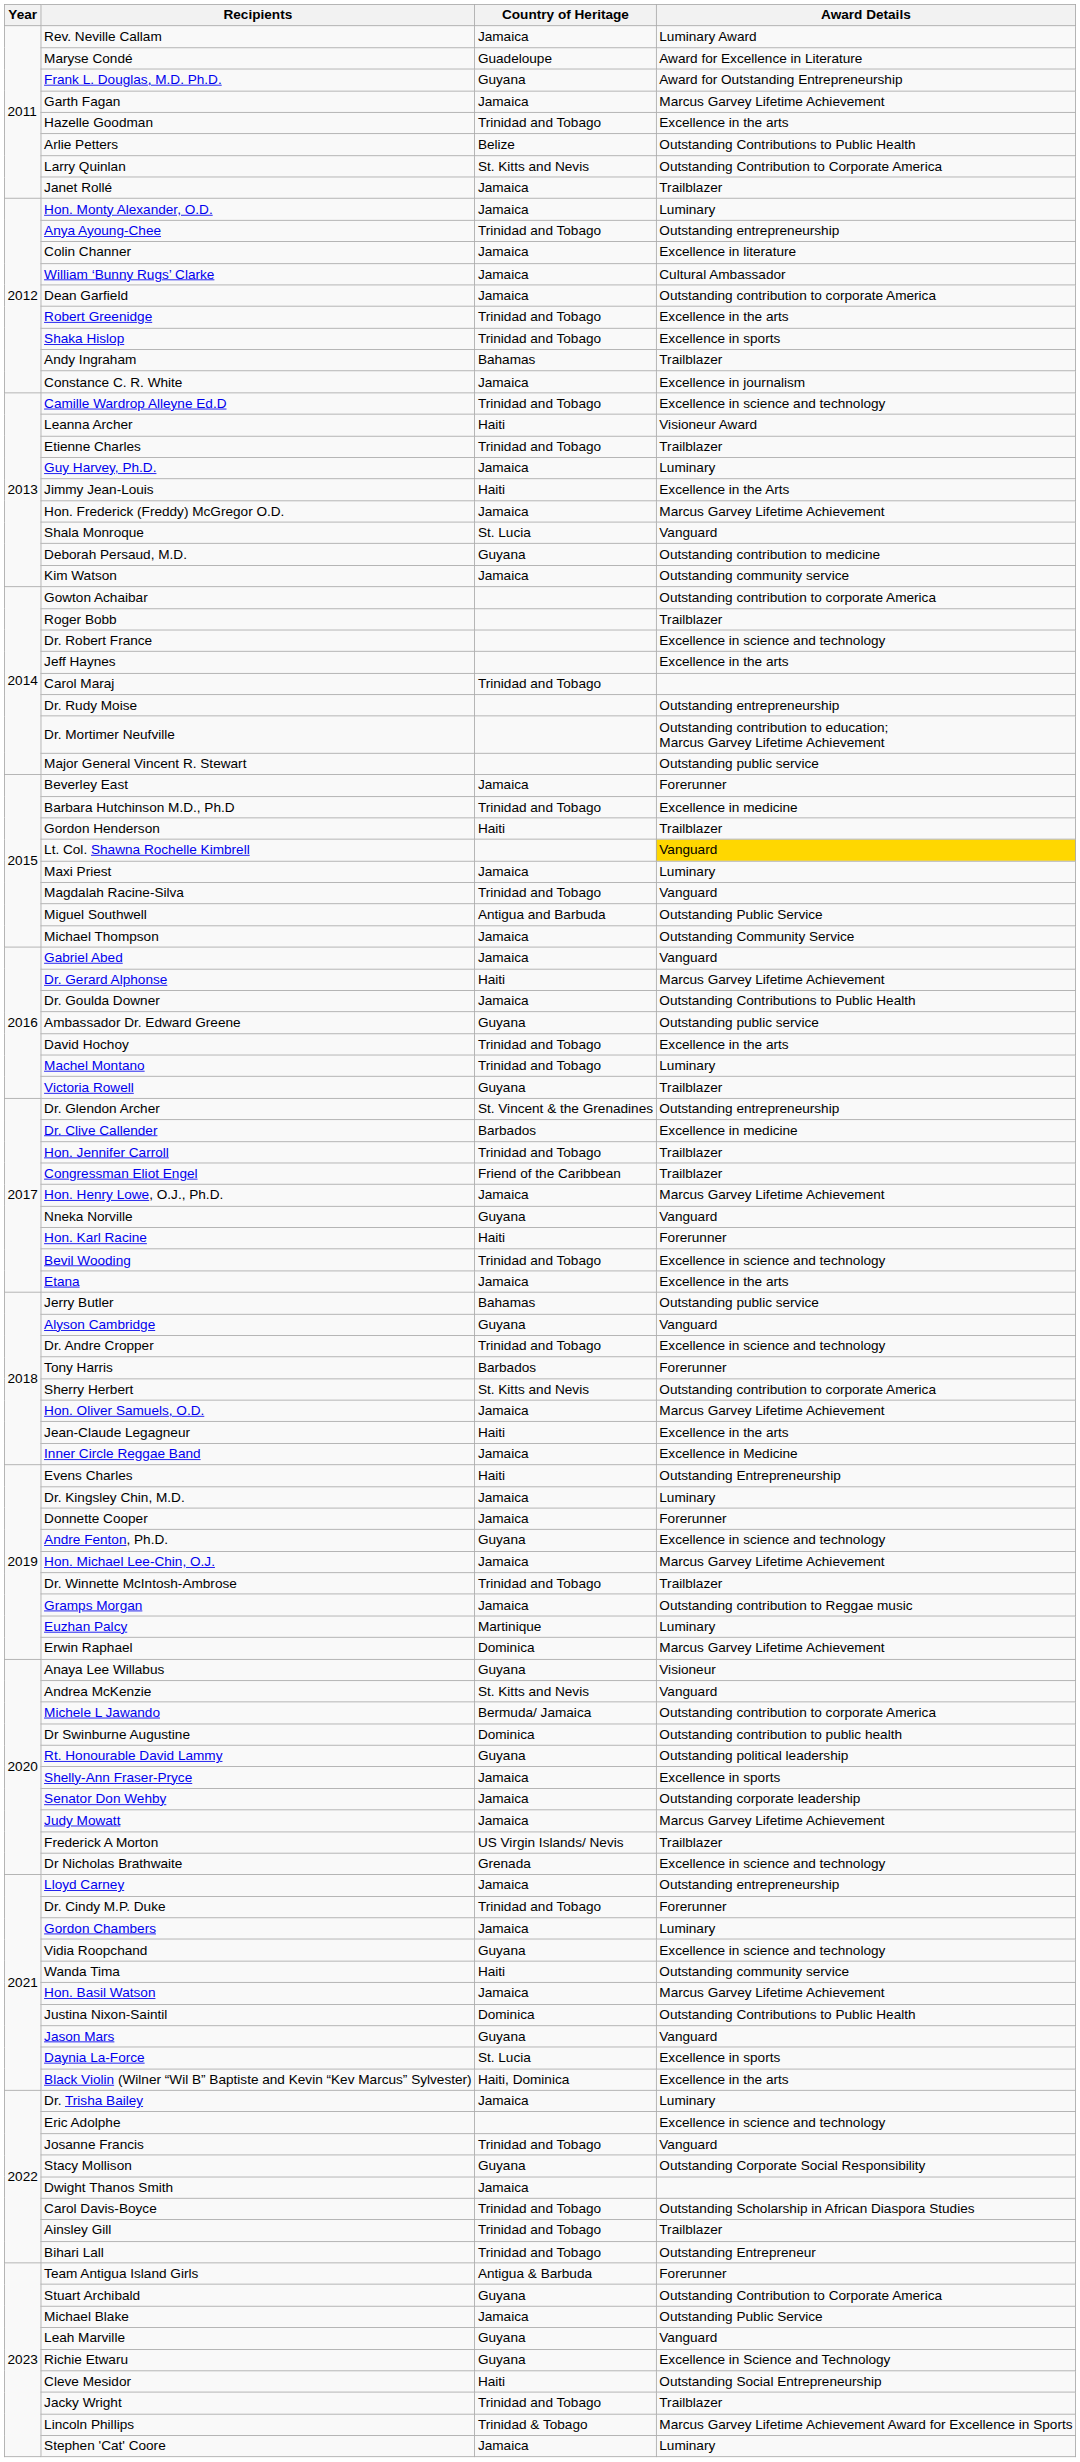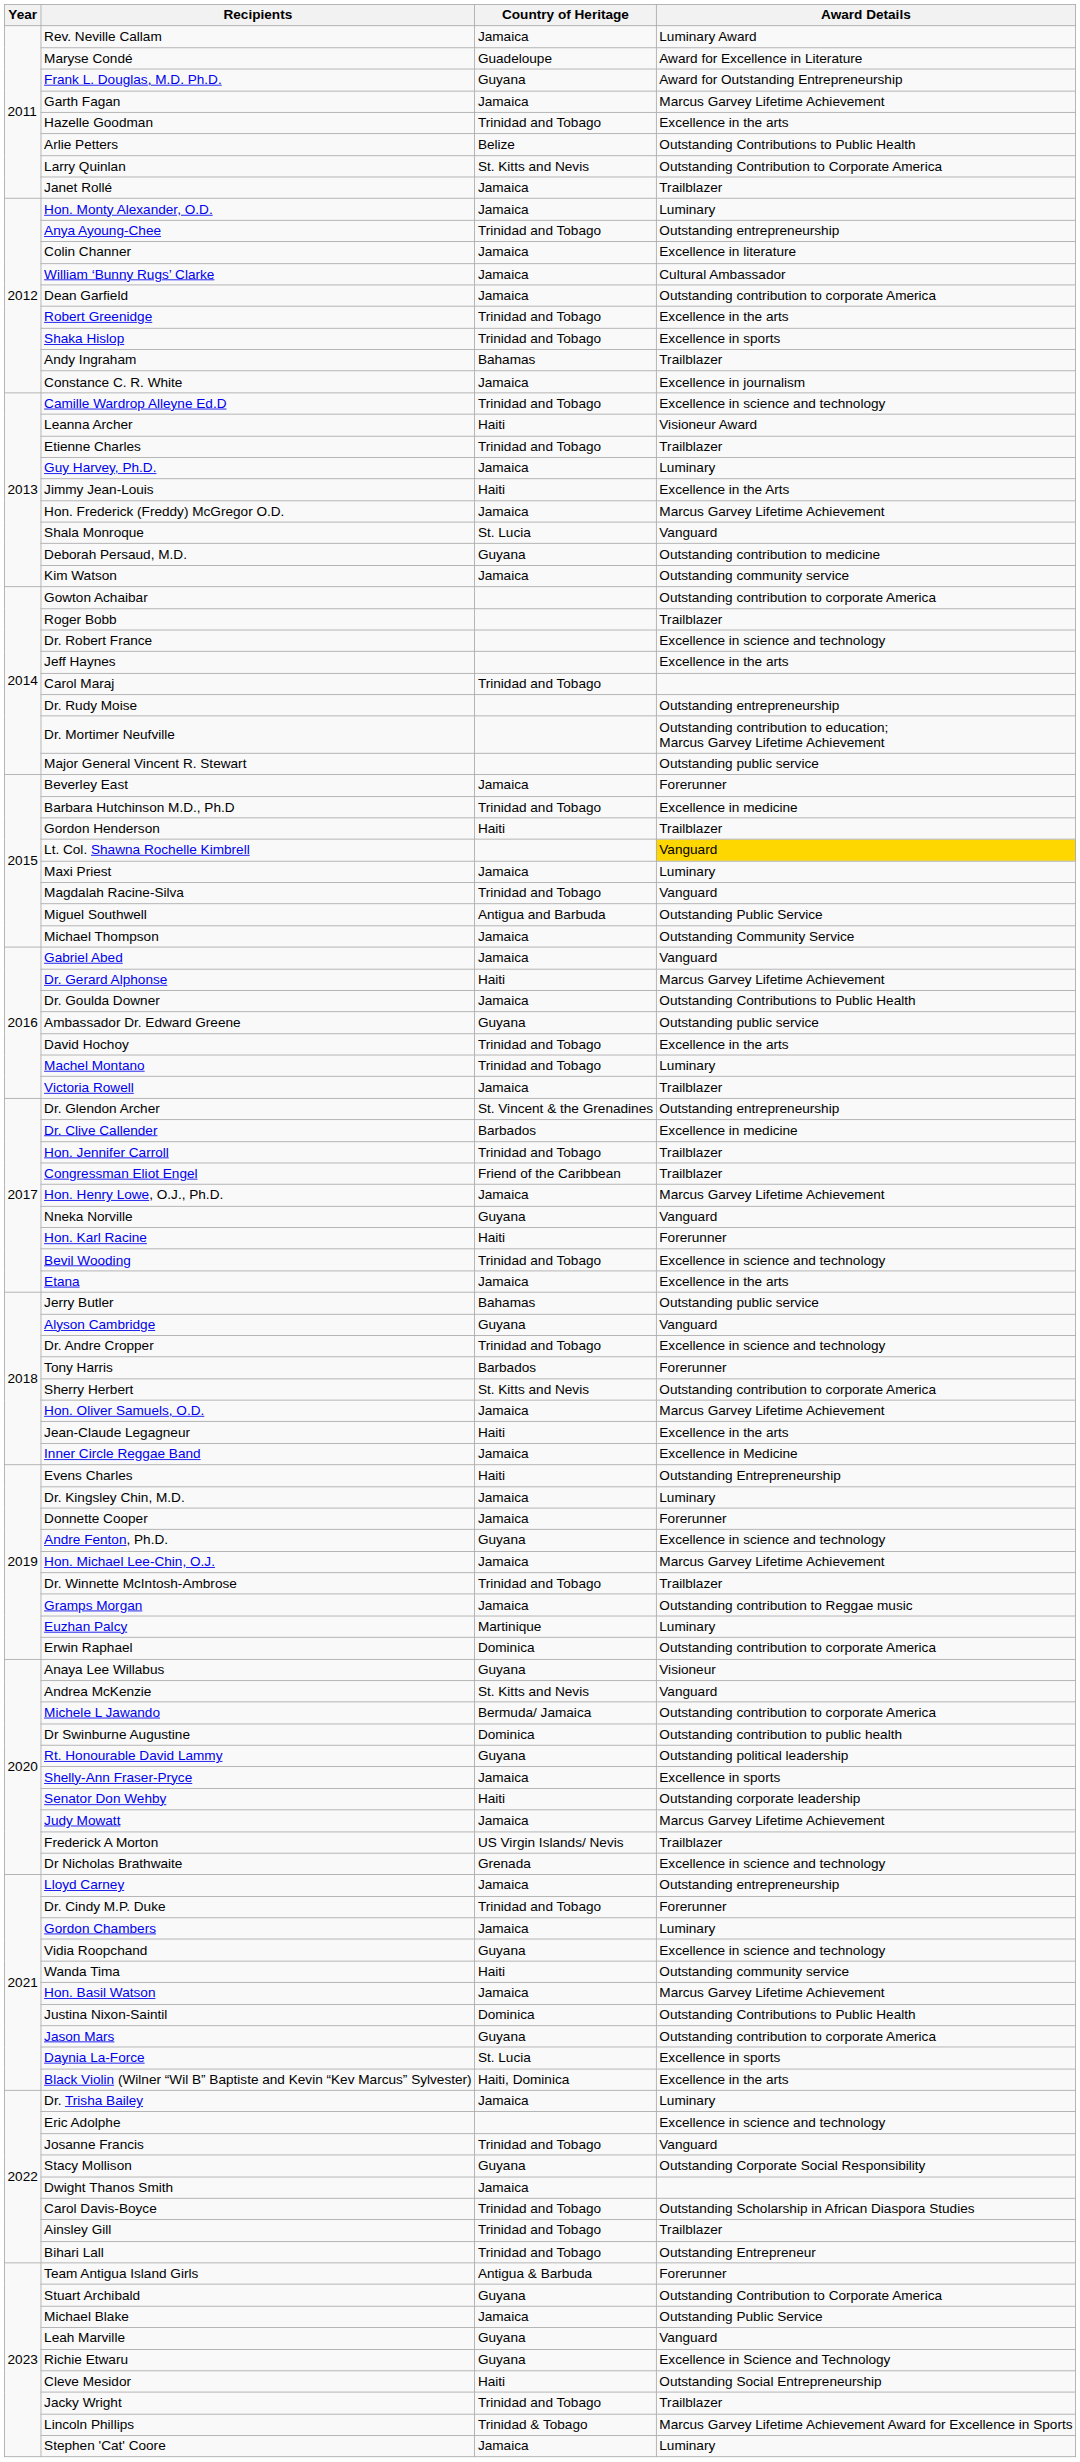(502, 1087) Guyana -> (503, 1087) Jamaica
(772, 1648) Marcus Garvey Lifetime Achievement -> (798, 1648) Outstanding contribution to corporate America
(503, 1799) Jamaica -> (491, 1799) Haiti
(688, 2036) Vanguard -> (798, 2036) Outstanding contribution to corporate America
